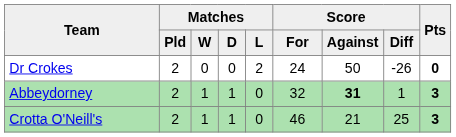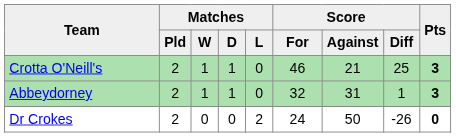rows swapped: (56, 119) <-> (41, 68)
(353, 93) bold -> (353, 93) normal
